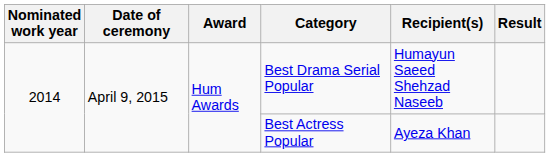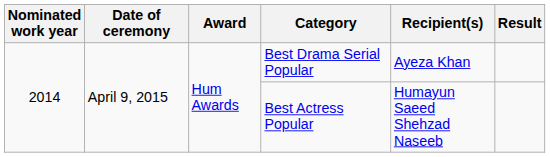(424, 78) Humayun Saeed Shehzad Naseeb -> (432, 62) Ayeza Khan
(432, 133) Ayeza Khan -> (424, 117) Humayun Saeed Shehzad Naseeb
